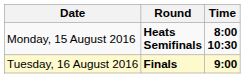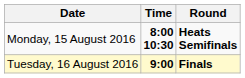columns swapped: (222, 13) <-> (173, 13)
